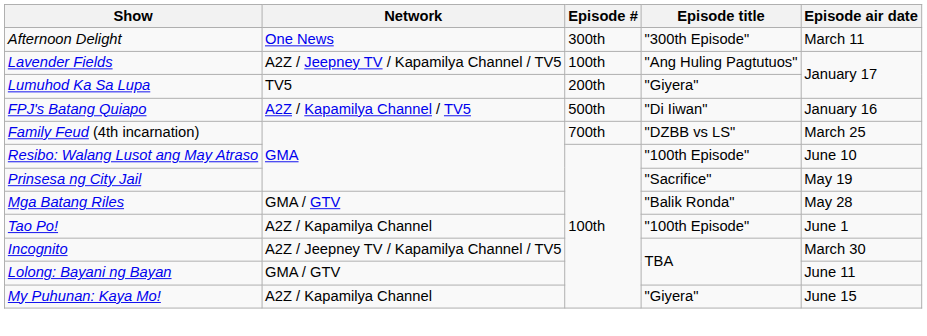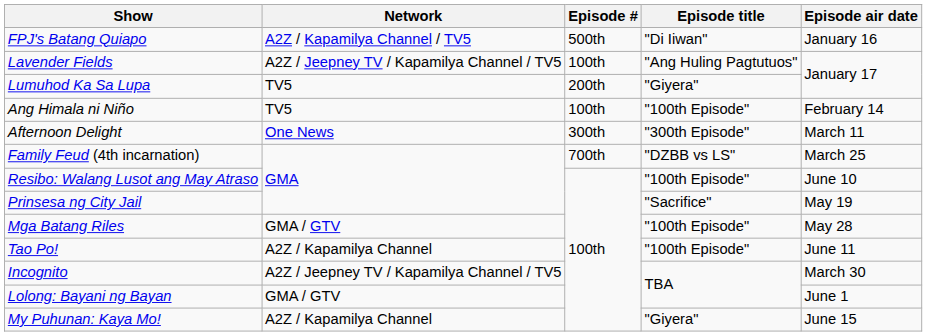rows swapped: (77, 109) <-> (65, 39)
+ row: (71, 109)
(690, 202) "Balik Ronda" -> (697, 226) "100th Episode"
(826, 226) June 1 -> (830, 249) June 11
(830, 272) June 11 -> (826, 296) June 1
